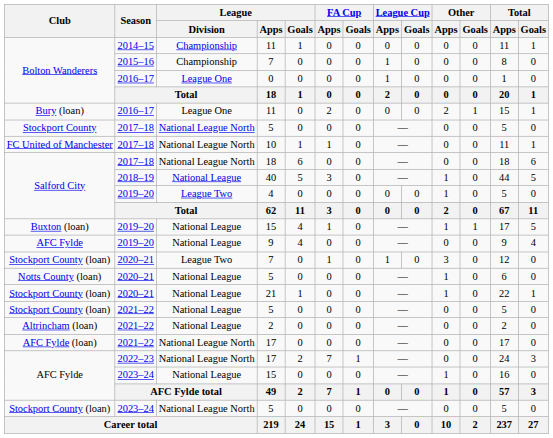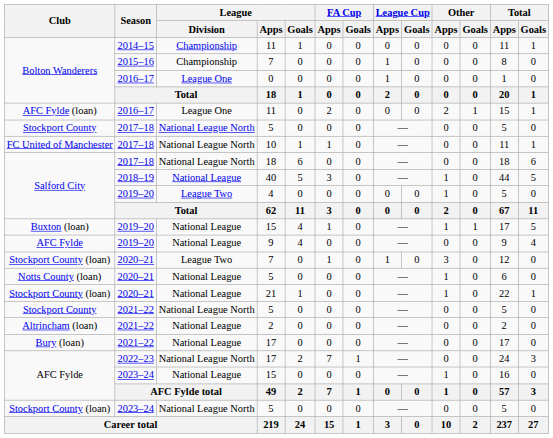(60, 111) Bury (loan) -> (60, 111) AFC Fylde (loan)
(60, 309) Stockport County (loan) -> (60, 309) Stockport County
(207, 309) National League -> (207, 309) National League North
(60, 342) AFC Fylde (loan) -> (60, 342) Bury (loan)
(207, 342) National League North -> (207, 342) National League
